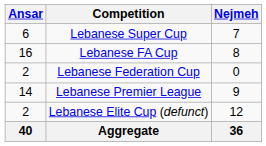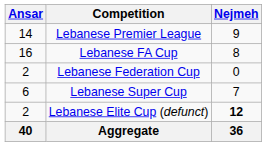rows swapped: (129, 92) <-> (129, 33)
(236, 111) normal -> (236, 111) bold
